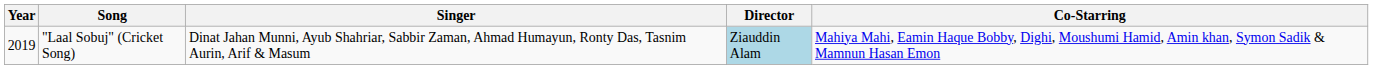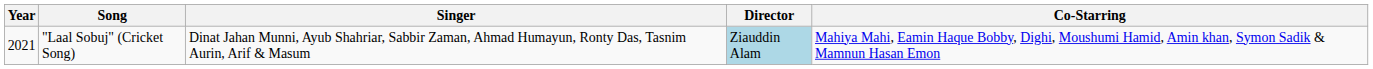(22, 45) 2019 -> (22, 45) 2021
